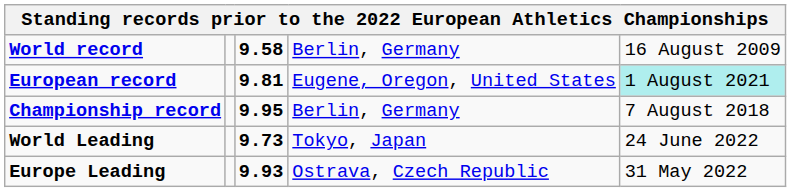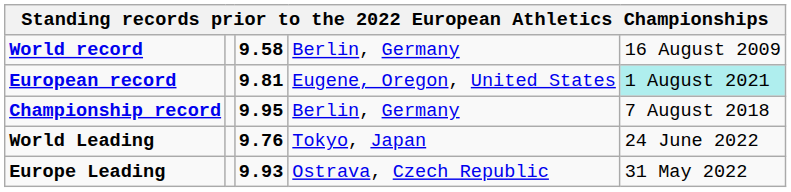(261, 141) 9.73 -> (261, 141) 9.76
